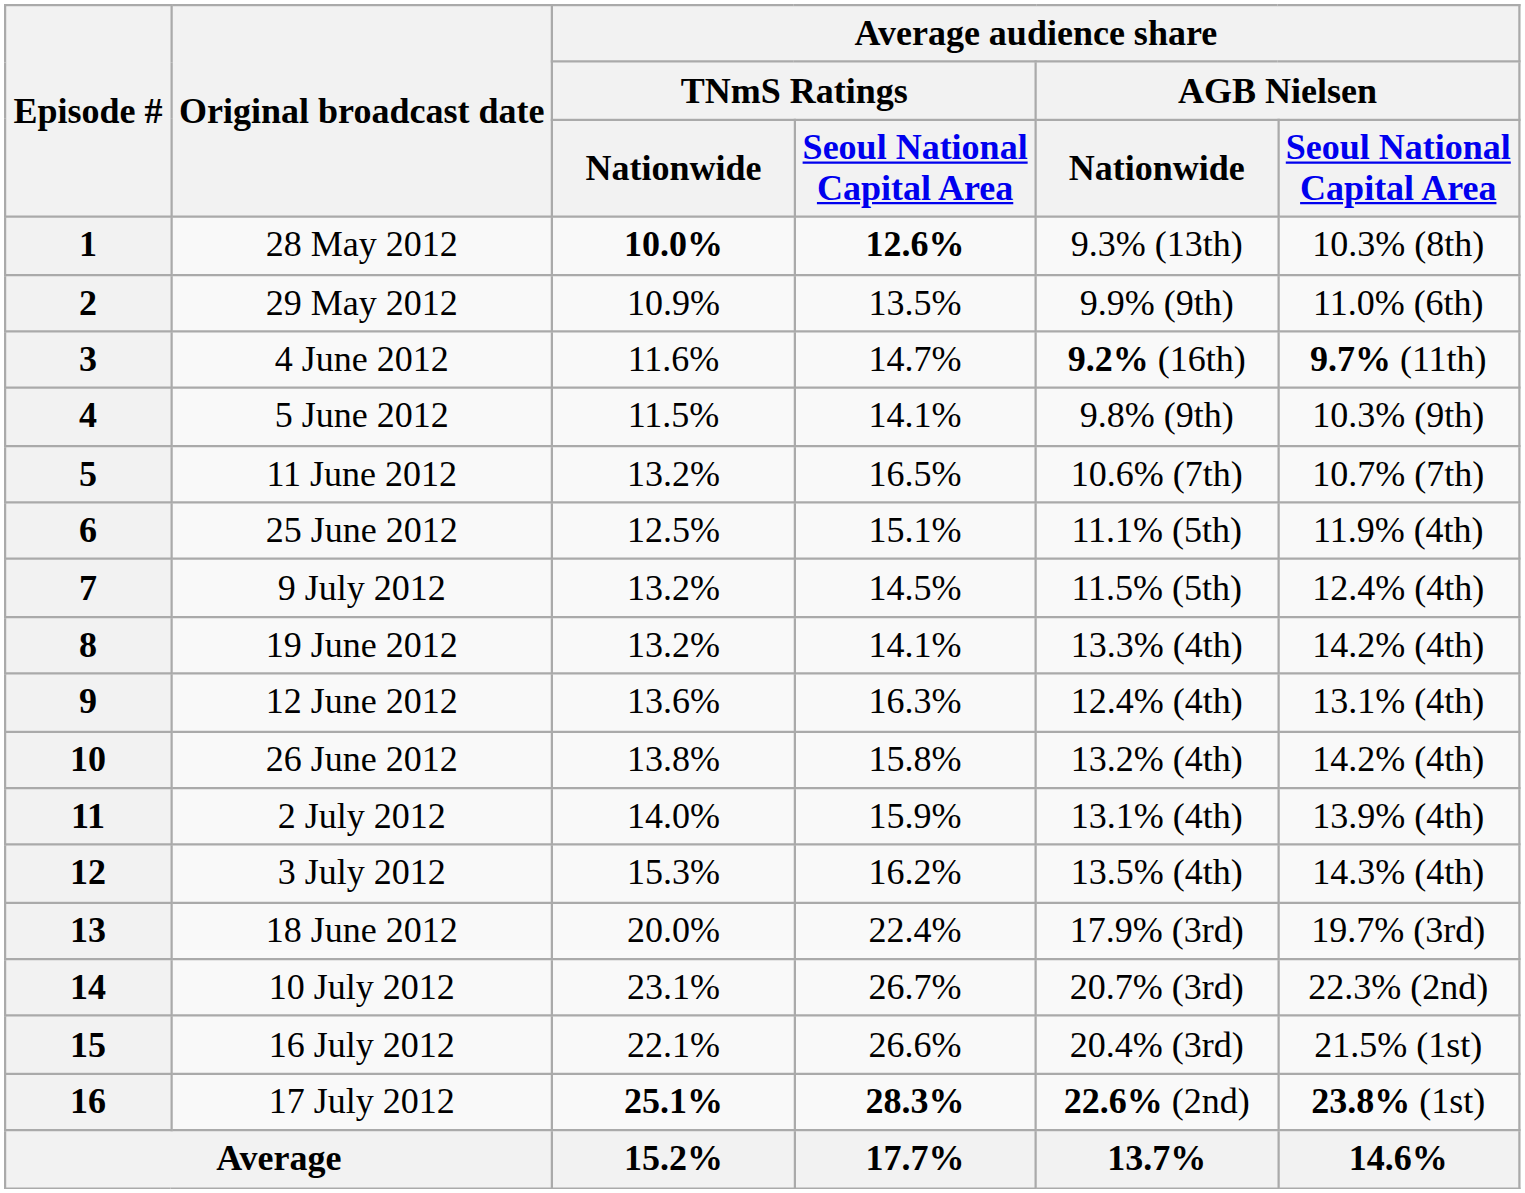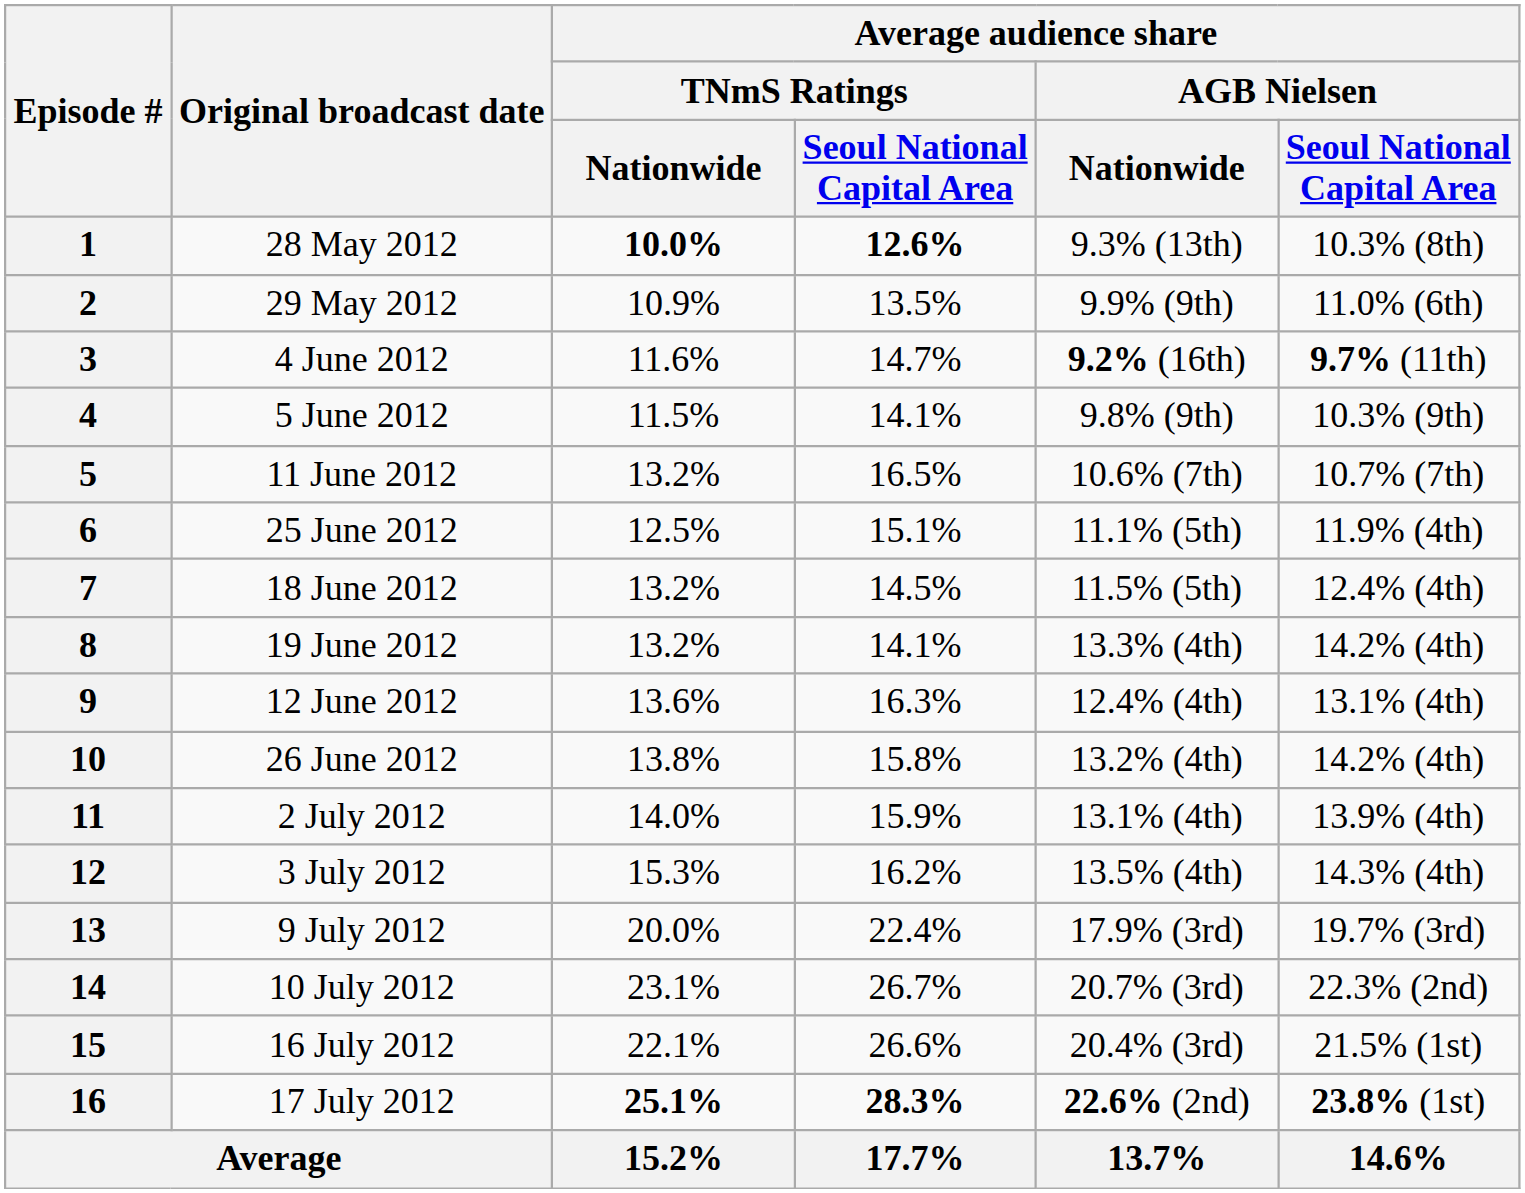(362, 587) 9 July 2012 -> (362, 587) 18 June 2012
(362, 929) 18 June 2012 -> (362, 929) 9 July 2012
